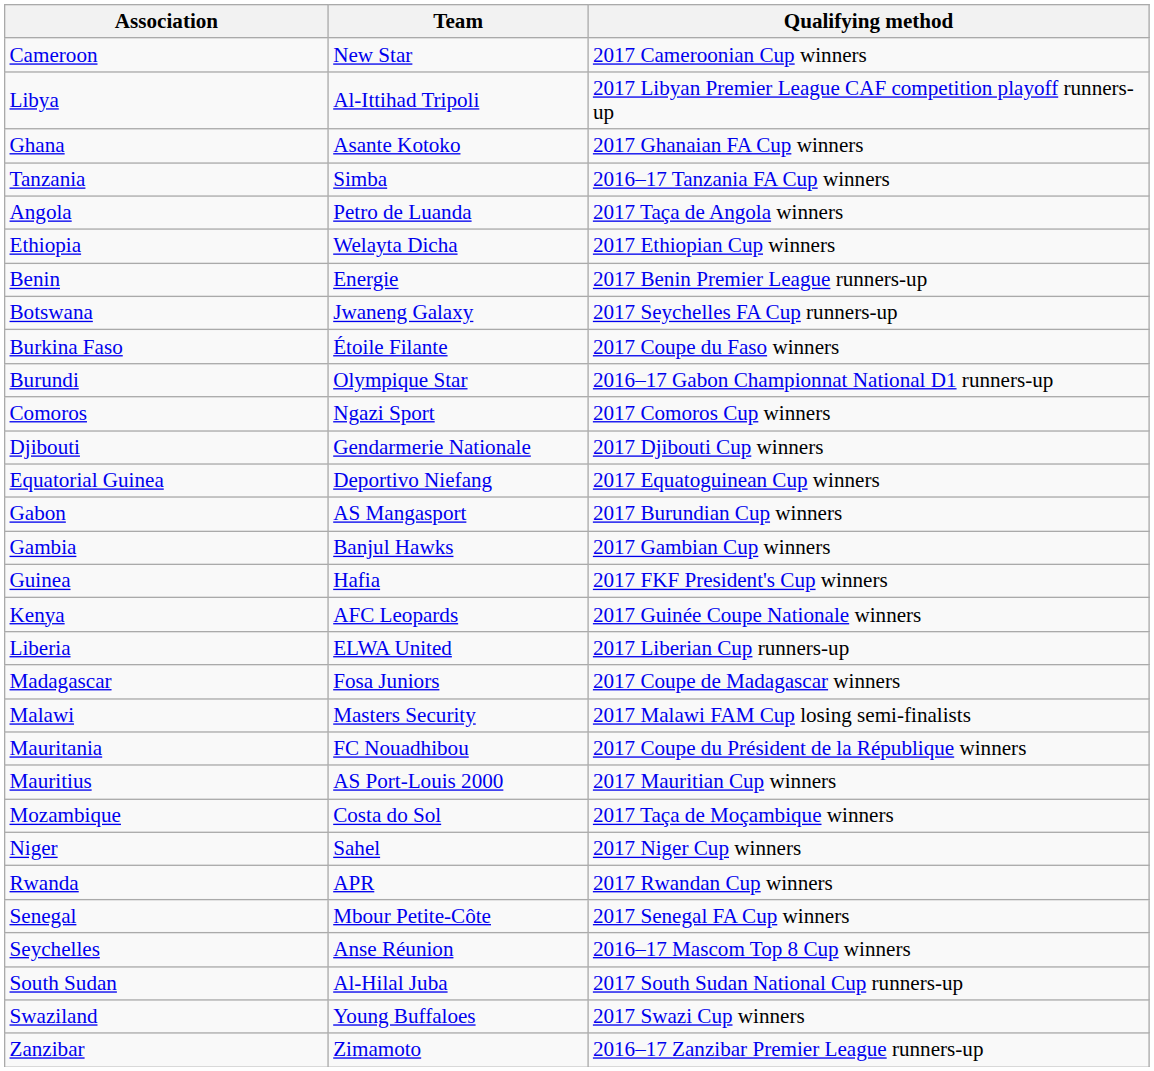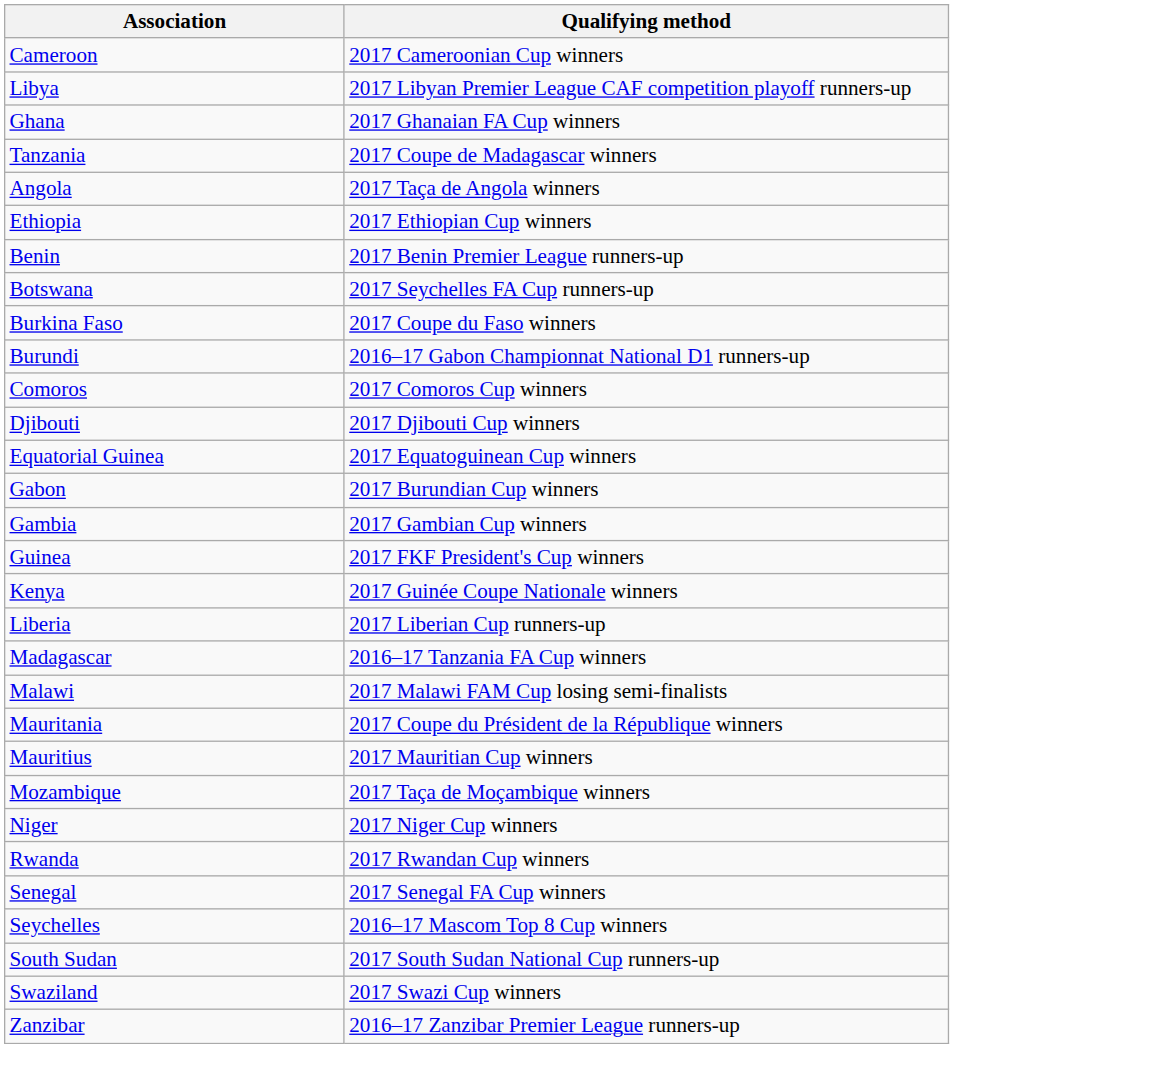- column: (458, 21)
(741, 178) 2016–17 Tanzania FA Cup winners -> (503, 155) 2017 Coupe de Madagascar winners
(747, 681) 2017 Coupe de Madagascar winners -> (498, 657) 2016–17 Tanzania FA Cup winners
